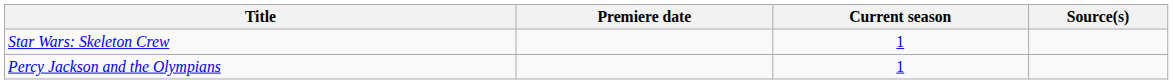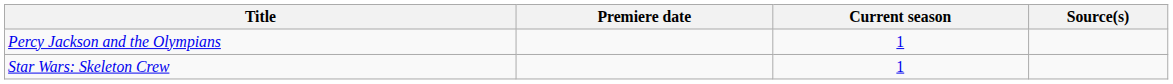rows swapped: (114, 66) <-> (89, 41)
